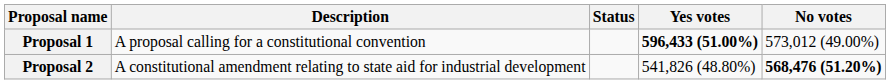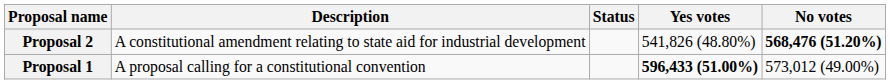rows swapped: (58, 41) <-> (58, 66)
